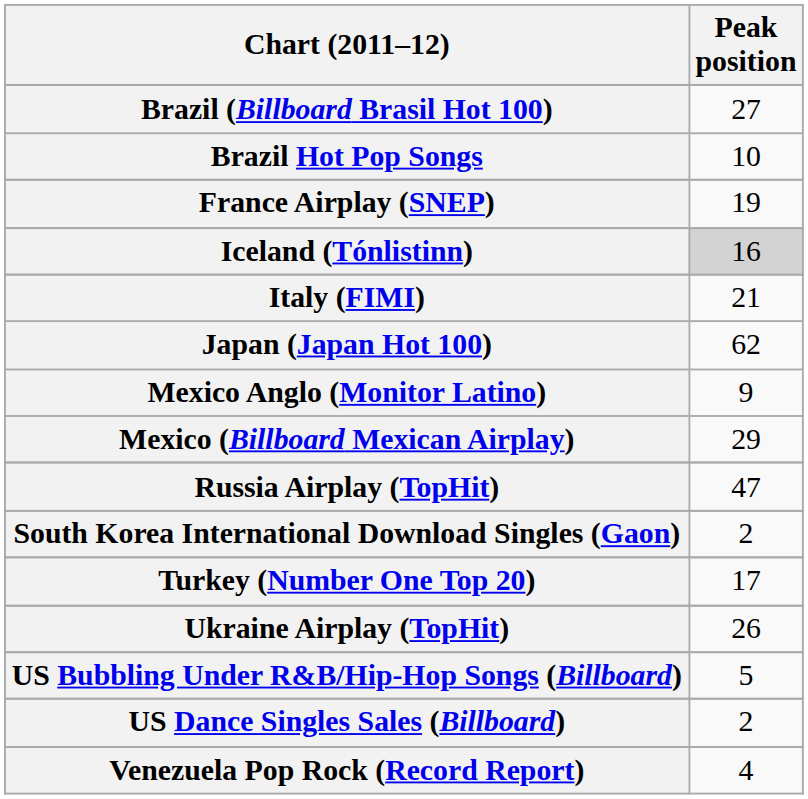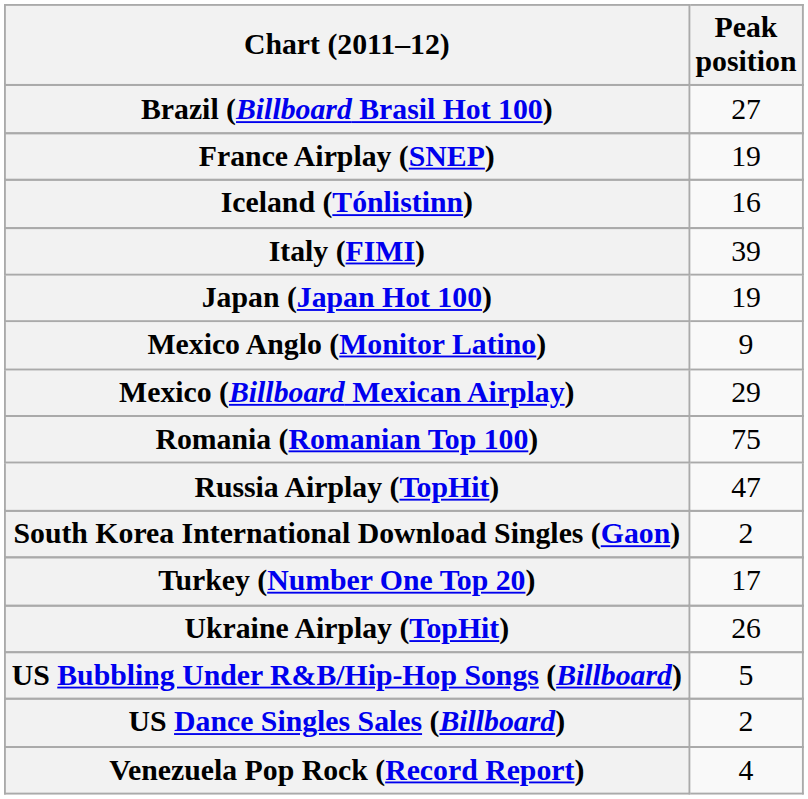- row: (347, 155)
(746, 250) lightgrey background -> (746, 203) no background
(746, 297) 21 -> (746, 250) 39
(746, 344) 62 -> (746, 297) 19
+ row: (347, 439)
